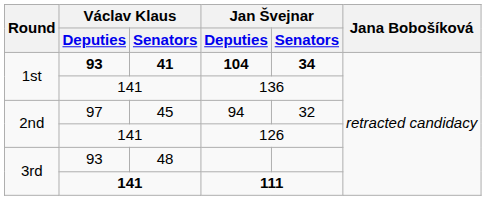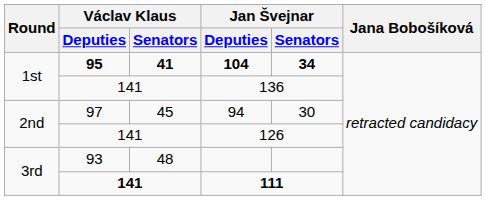(94, 64) 93 -> (94, 64) 95
(307, 111) 32 -> (307, 111) 30
